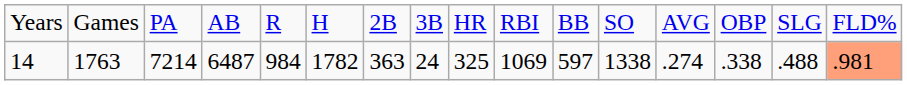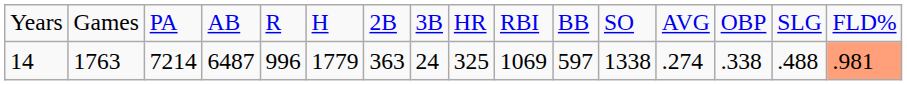(283, 60) 984 -> (283, 60) 996
(335, 60) 1782 -> (335, 60) 1779
